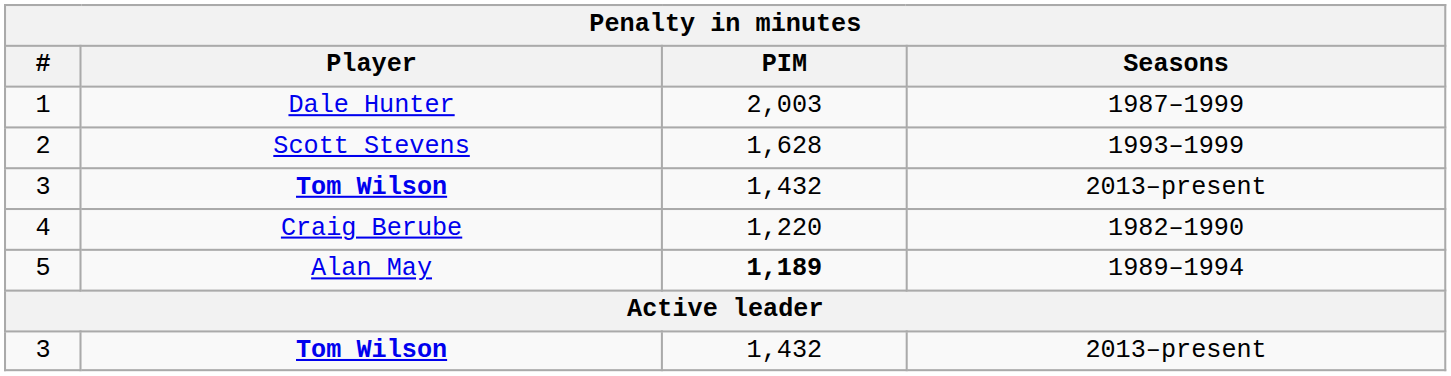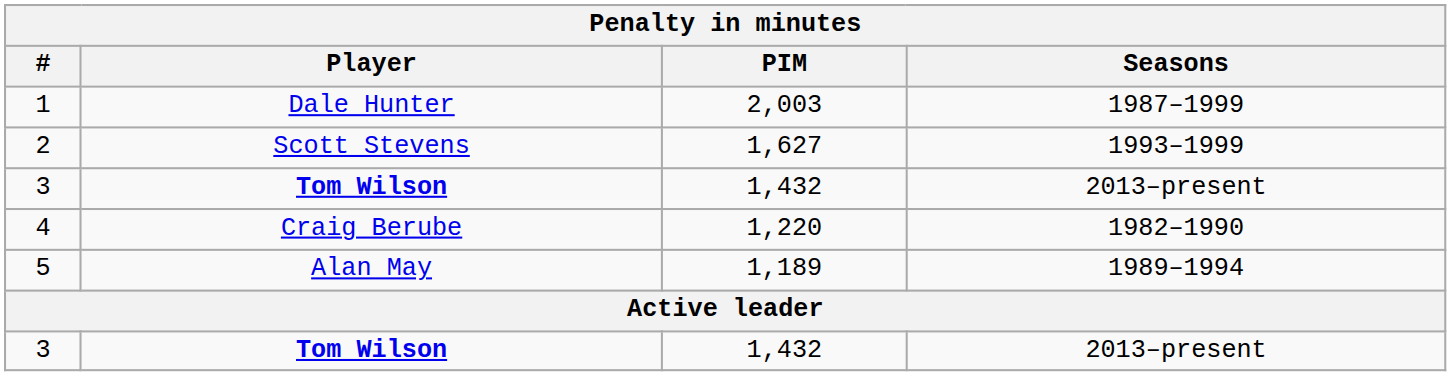(784, 148) 1,628 -> (784, 148) 1,627
(784, 270) bold -> (784, 270) normal
